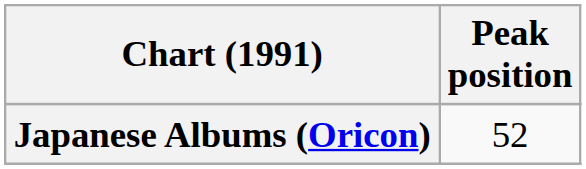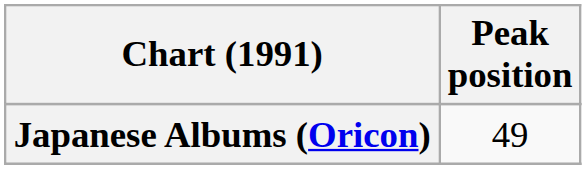(510, 133) 52 -> (510, 133) 49
